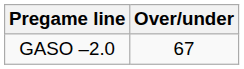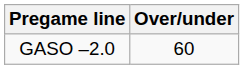(184, 49) 67 -> (184, 49) 60
